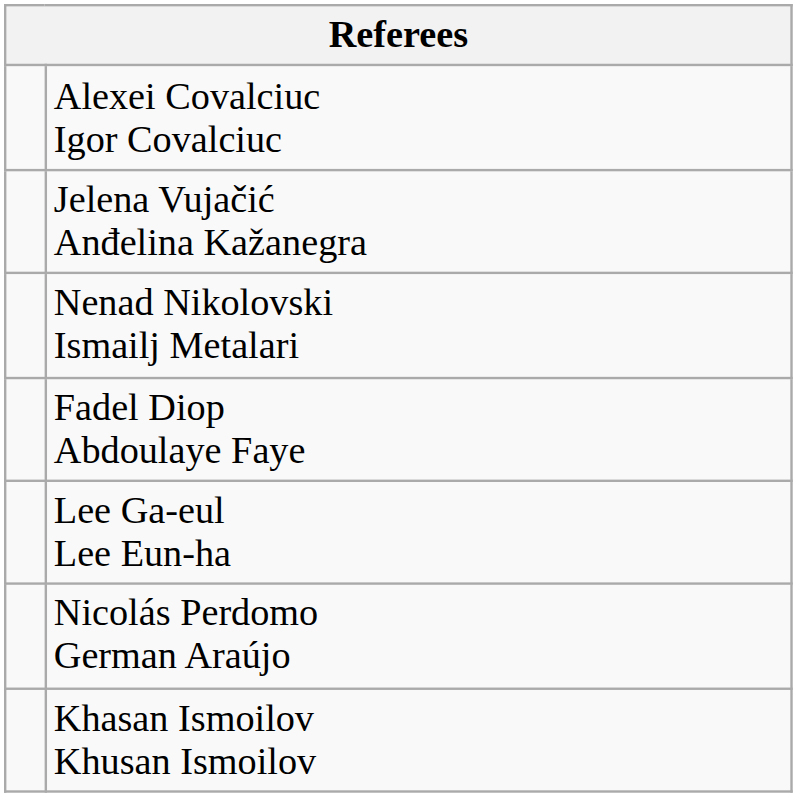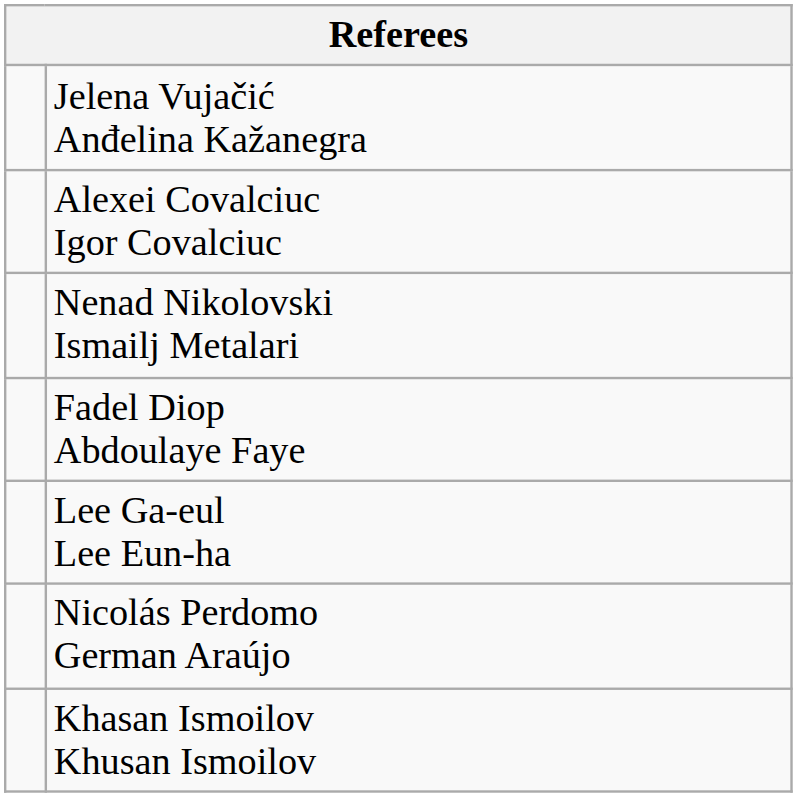rows swapped: (187, 116) <-> (210, 220)
